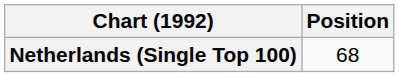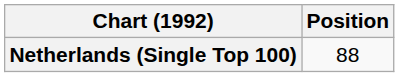(348, 54) 68 -> (348, 54) 88
